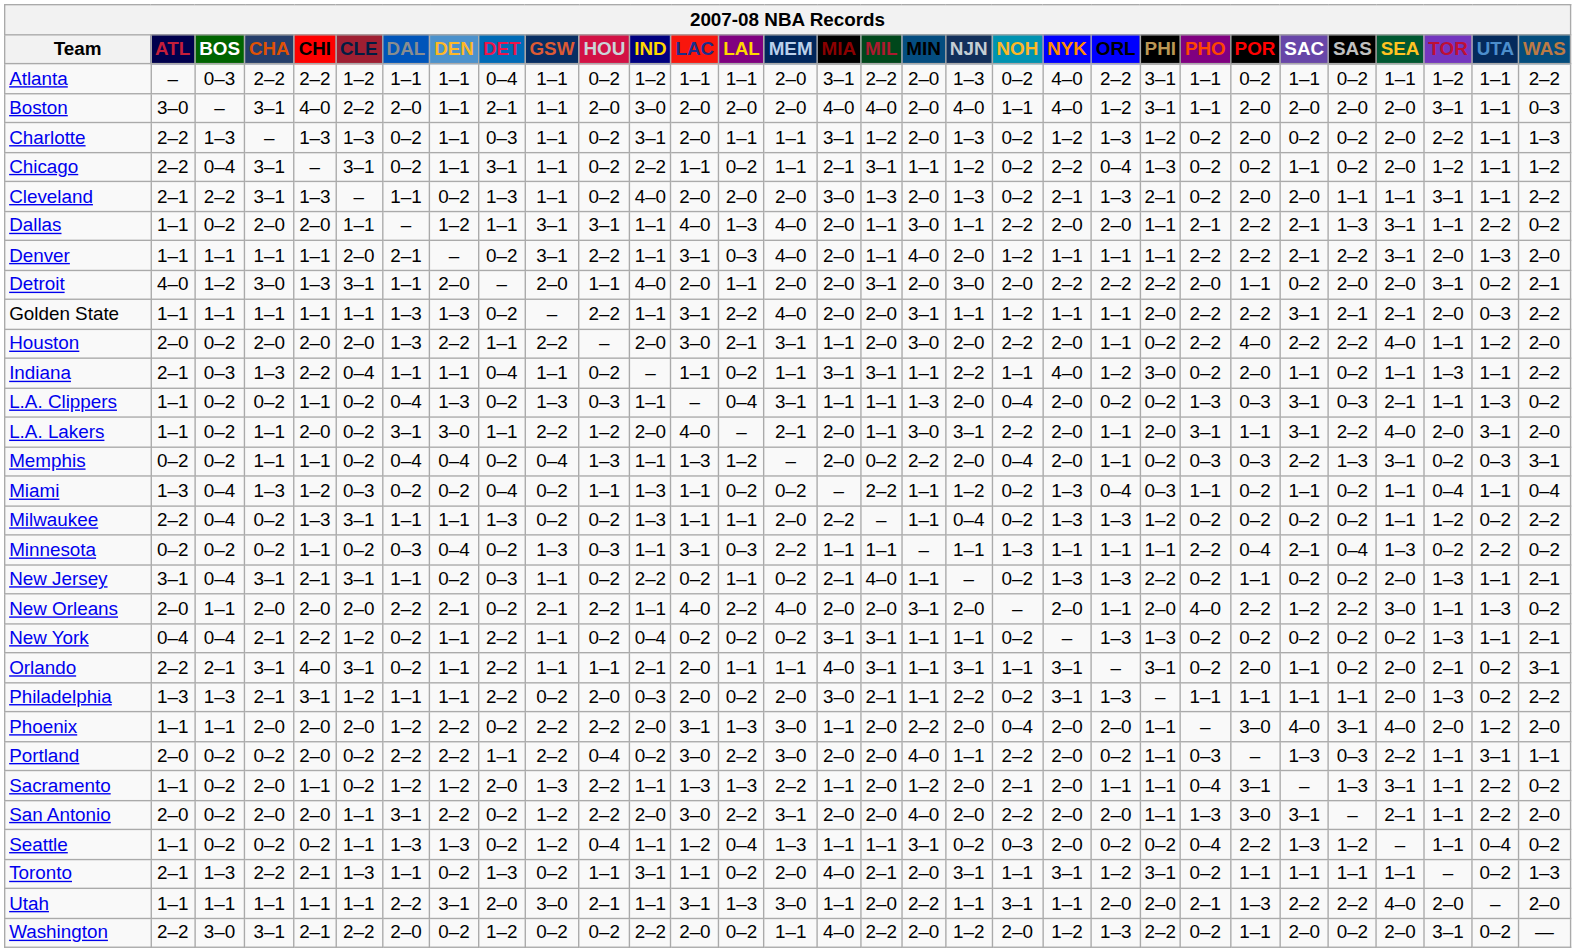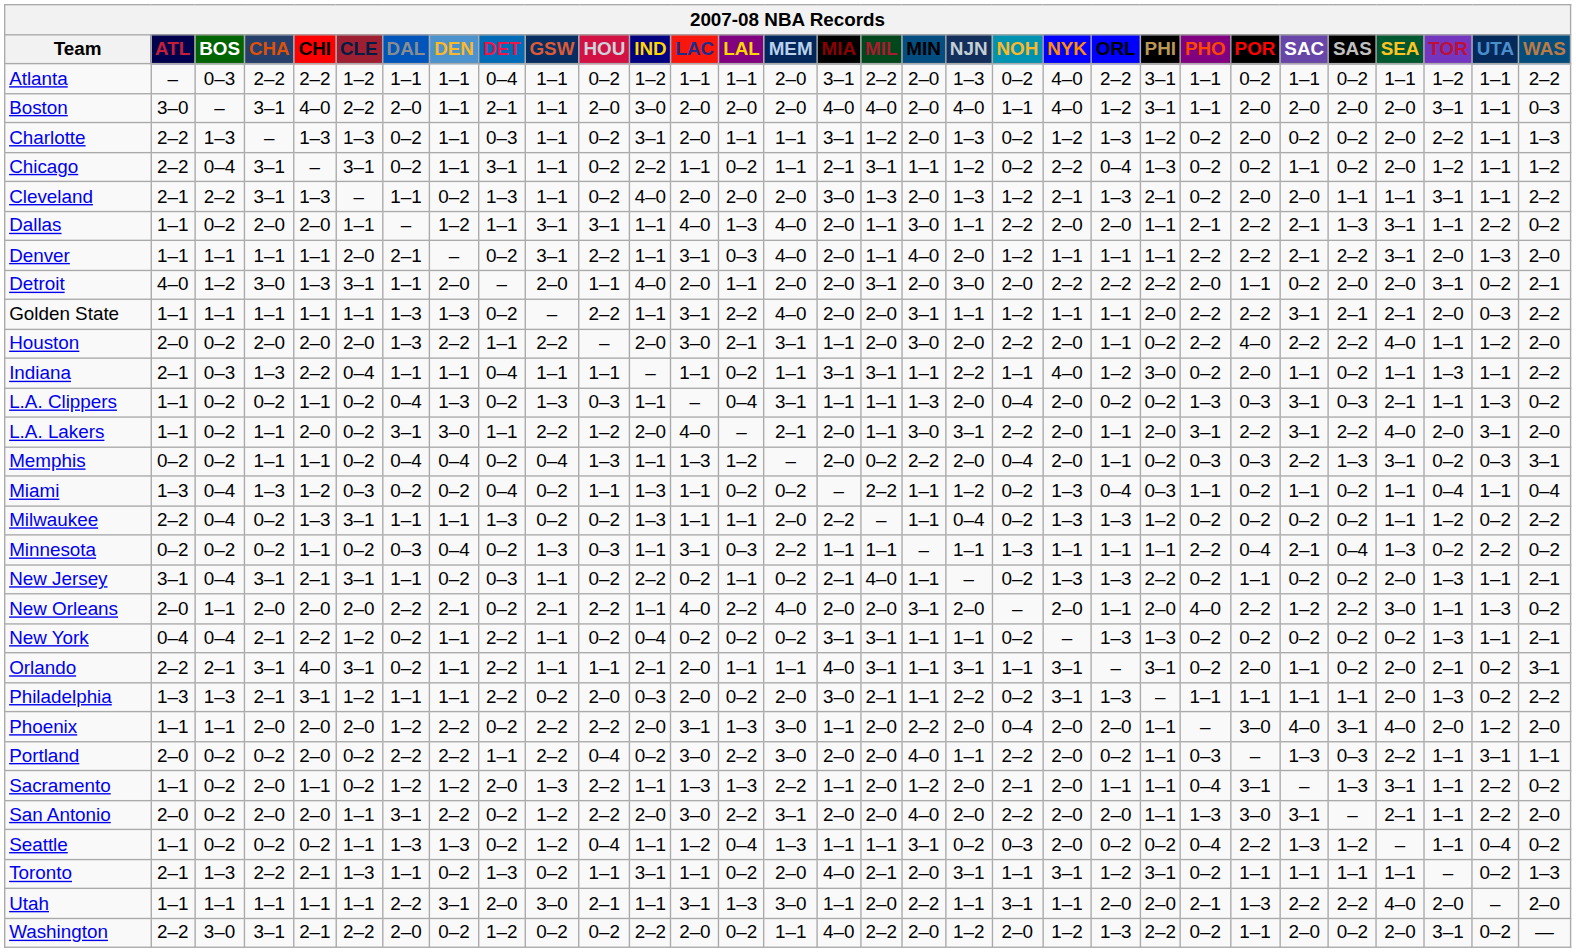(1017, 196) 0–2 -> (1017, 196) 1–2
(604, 373) 0–2 -> (604, 373) 1–1
(1255, 432) 1–1 -> (1255, 432) 2–2
